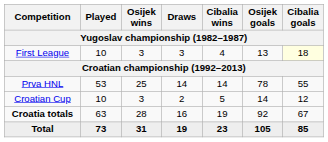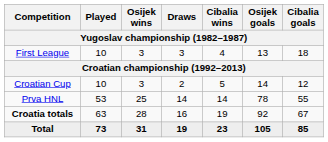(303, 53) lightyellow background -> (303, 53) no background
rows swapped: (43, 83) <-> (43, 99)
